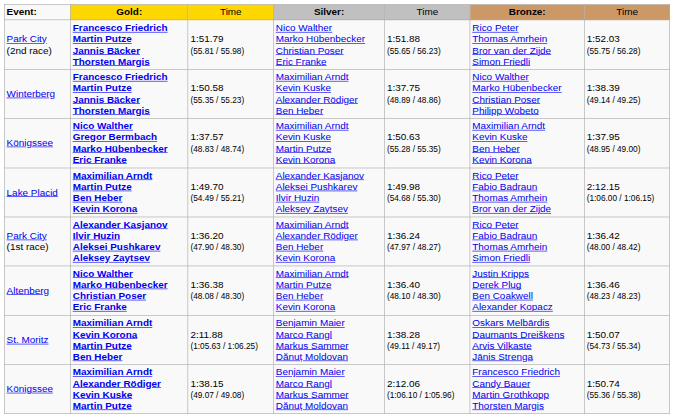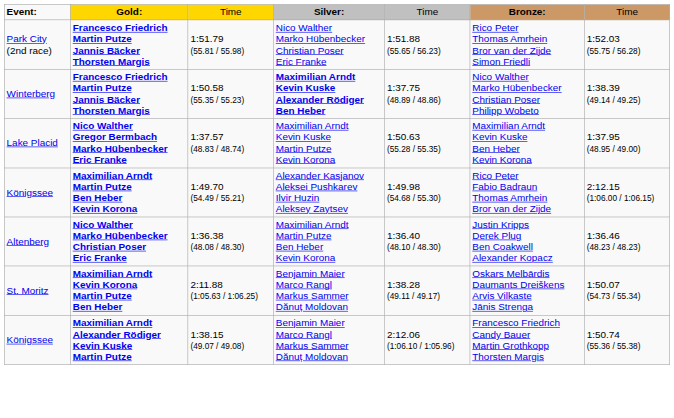(317, 94) normal -> (320, 94) bold
(30, 143) Königssee -> (32, 143) Lake Placid
(32, 192) Lake Placid -> (30, 192) Königssee
- row: (217, 241)
